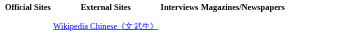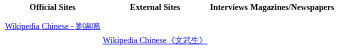+ row: (53, 26)
